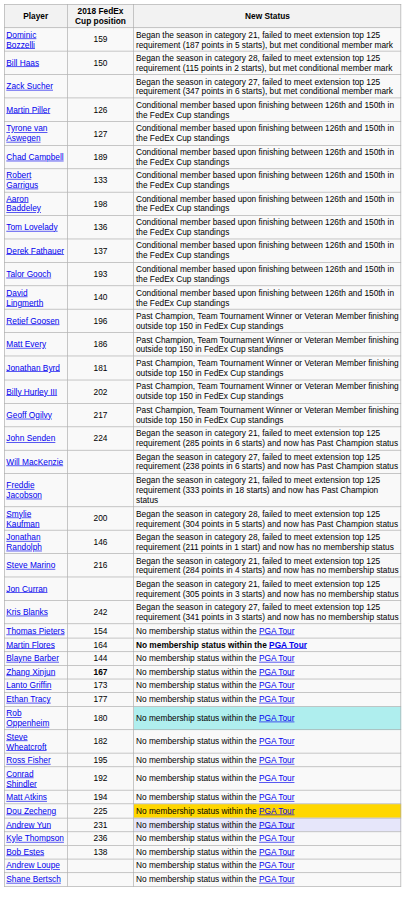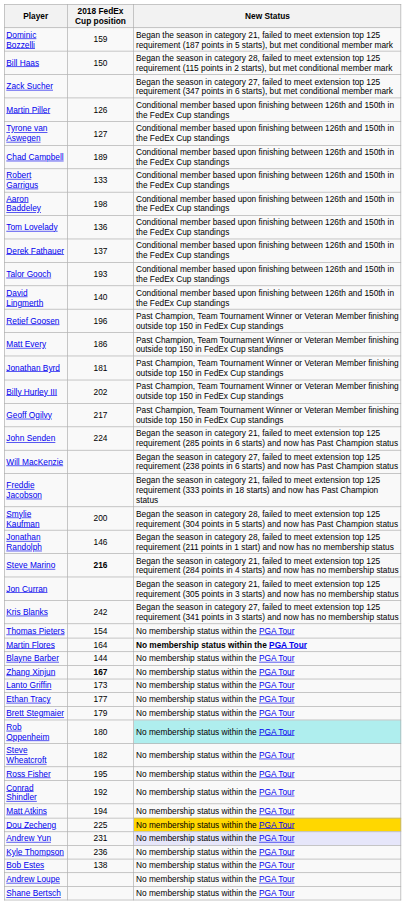(101, 565) normal -> (101, 565) bold
+ row: (35, 713)
